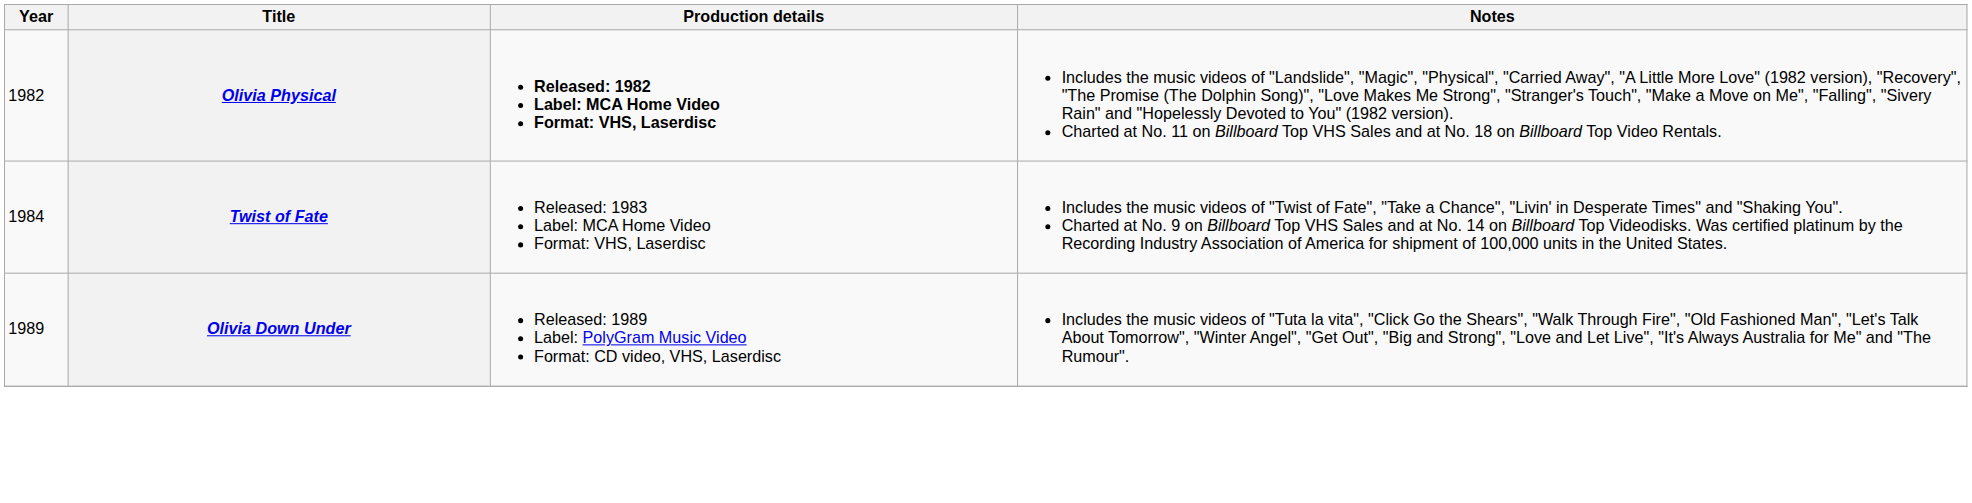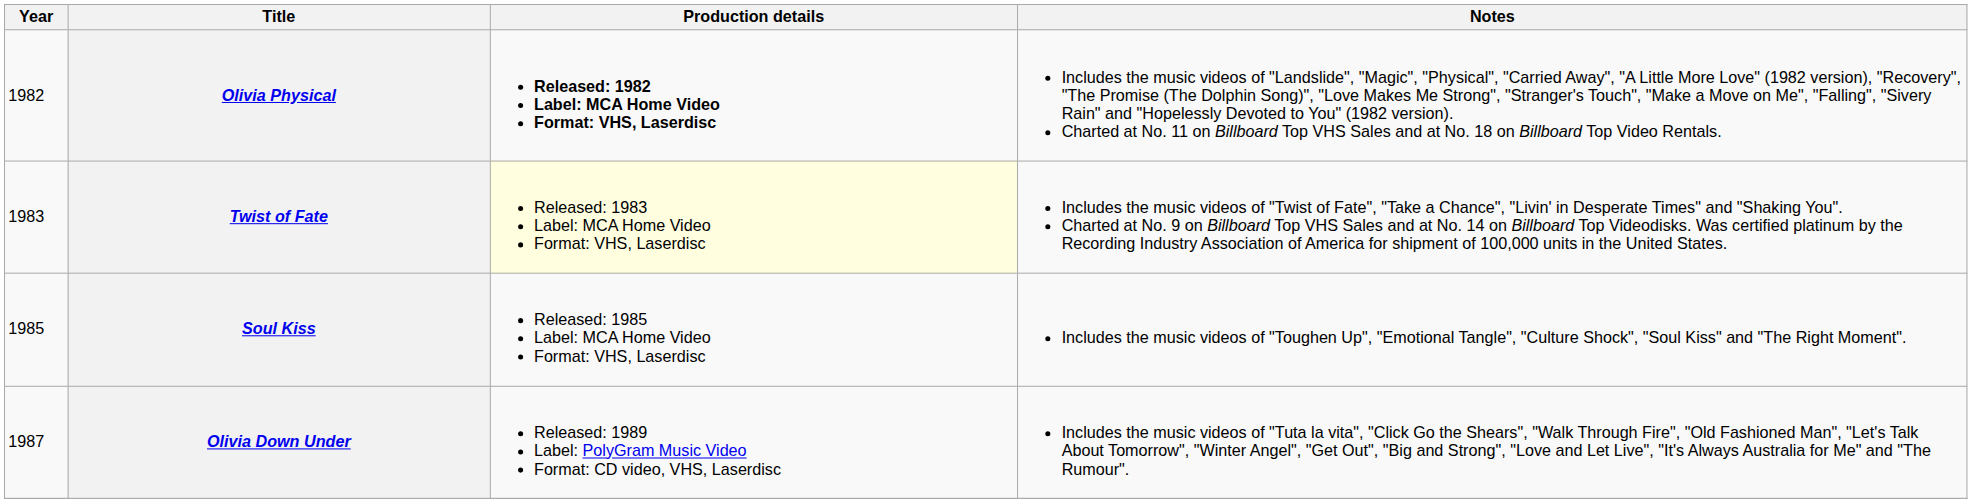(26, 217) 1984 -> (26, 217) 1983
(754, 226) no background -> (754, 226) lightyellow background
+ row: (279, 329)
(26, 329) 1989 -> (26, 442) 1987
